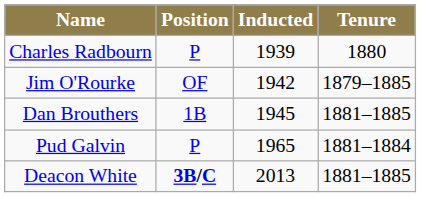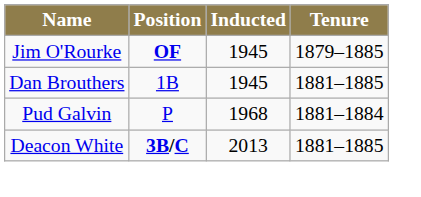- row: (80, 51)
(195, 82) normal -> (167, 51) bold
(275, 82) 1942 -> (248, 51) 1945
(275, 144) 1965 -> (248, 113) 1968
